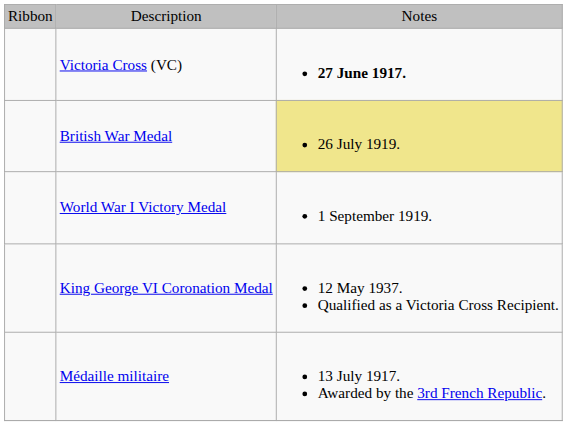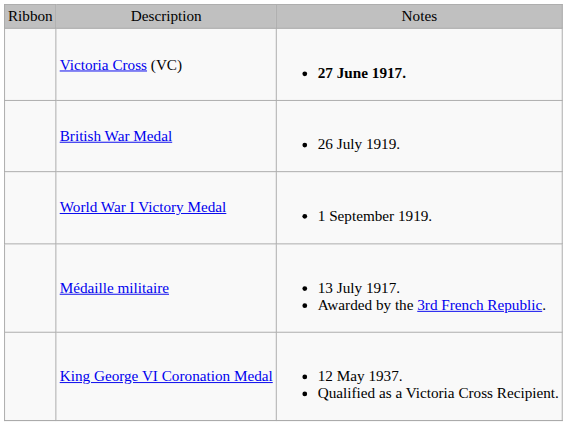(419, 145) khaki background -> (419, 145) no background
rows swapped: (166, 287) <-> (114, 376)
